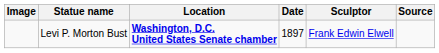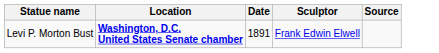- column: (21, 12)
(293, 34) 1897 -> (259, 34) 1891
